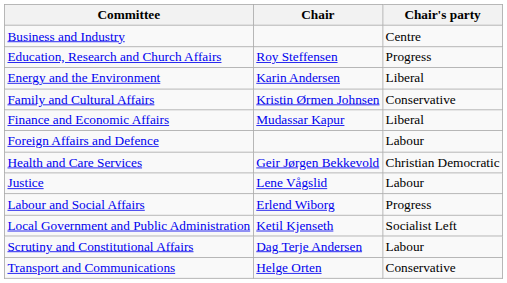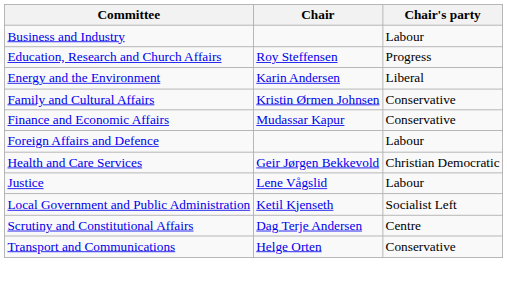(403, 36) Centre -> (405, 36) Labour
(405, 120) Liberal -> (421, 120) Conservative
- row: (76, 204)
(405, 246) Labour -> (403, 225) Centre
